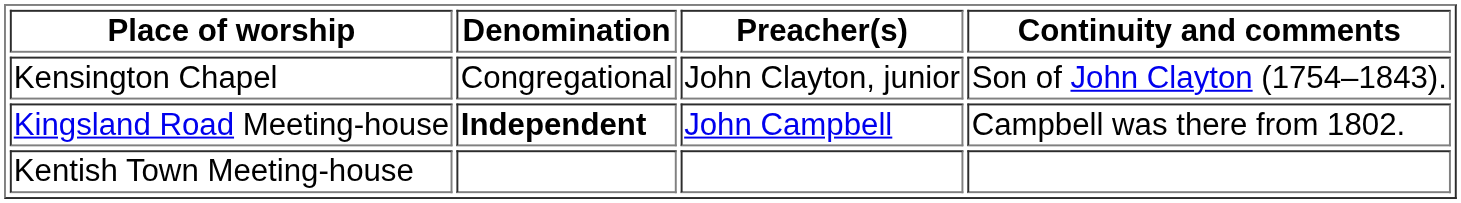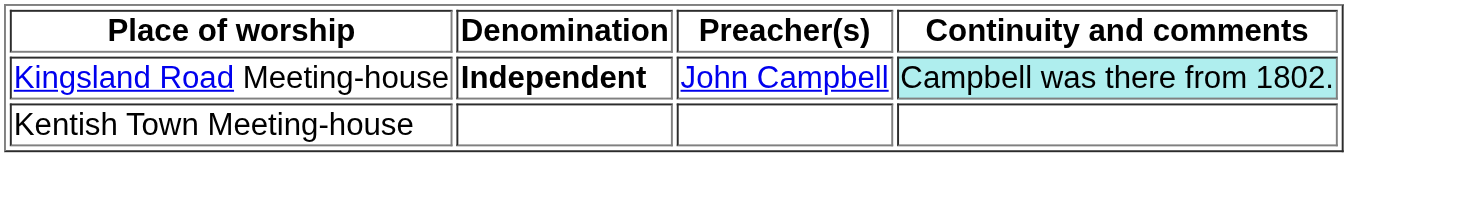- row: (146, 77)
(1188, 124) no background -> (1117, 77) paleturquoise background
